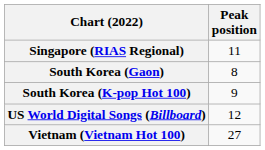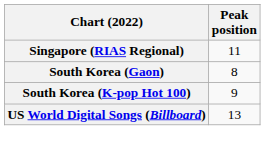(234, 114) 12 -> (234, 114) 13
- row: (107, 135)
